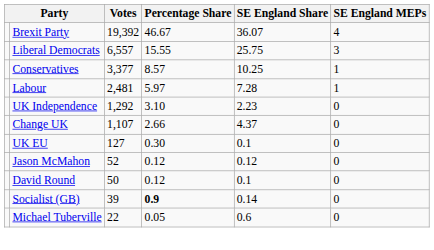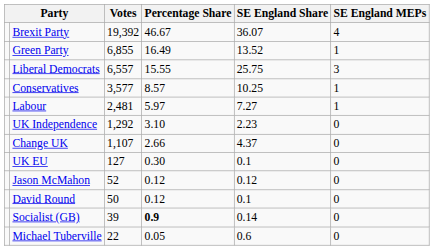+ row: (40, 50)
(120, 69) 3,377 -> (120, 87) 3,577
(247, 87) 7.28 -> (247, 106) 7.27
